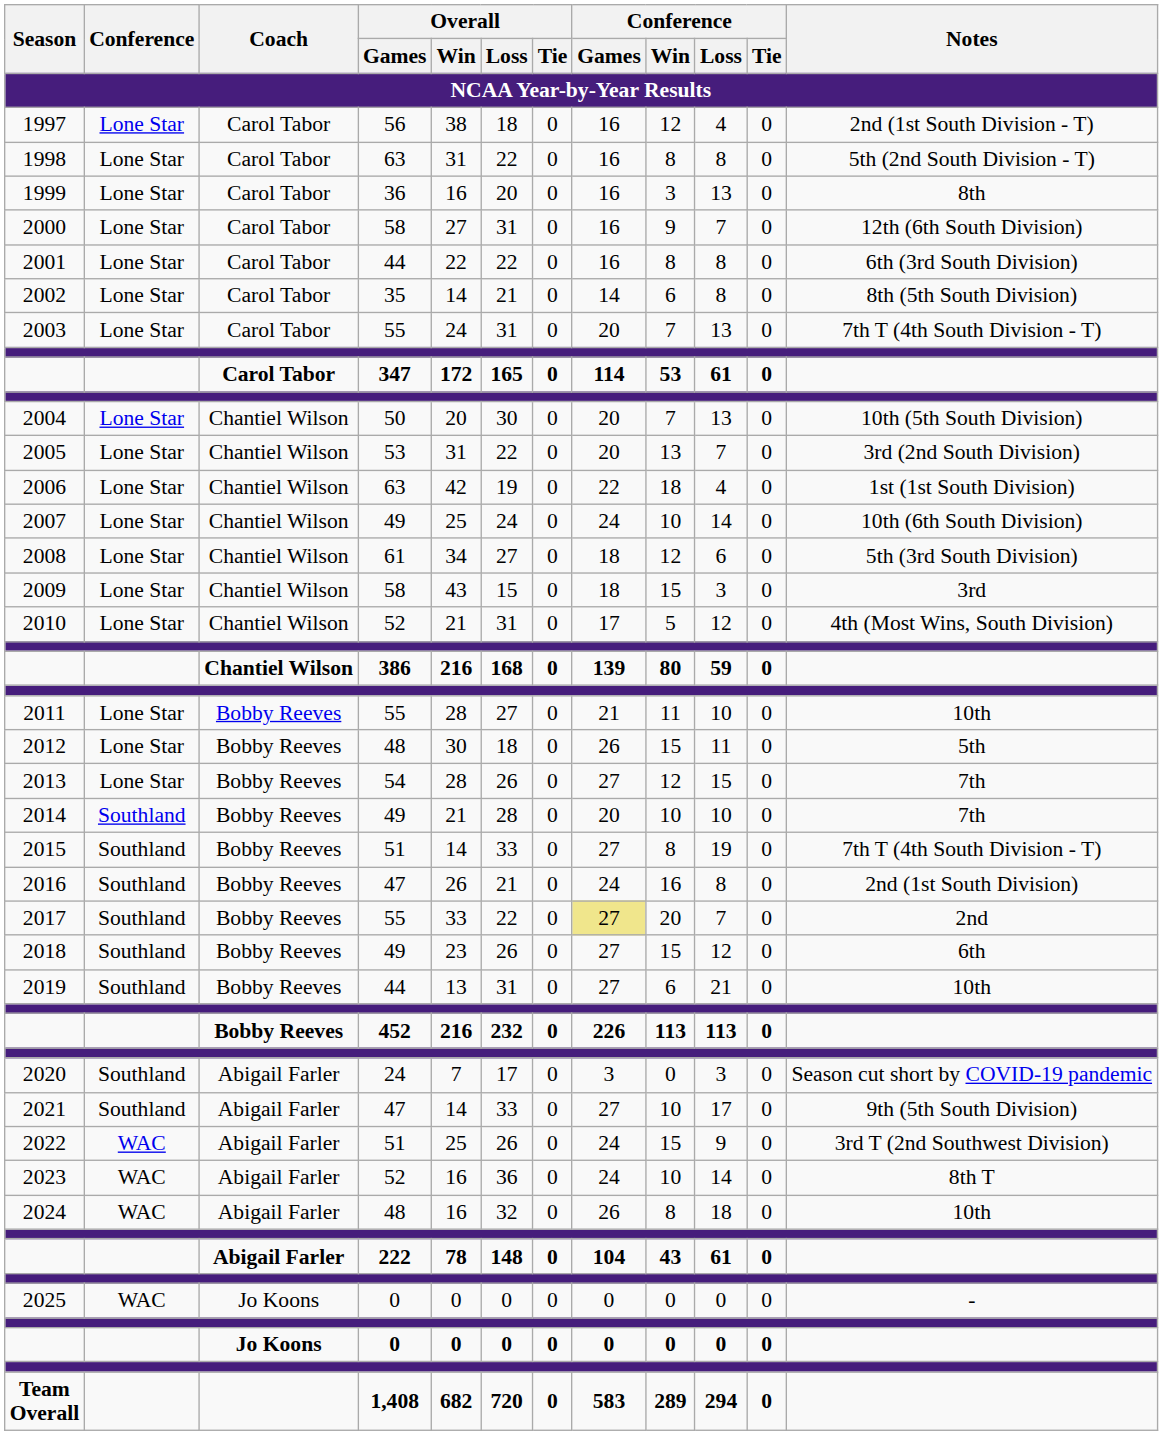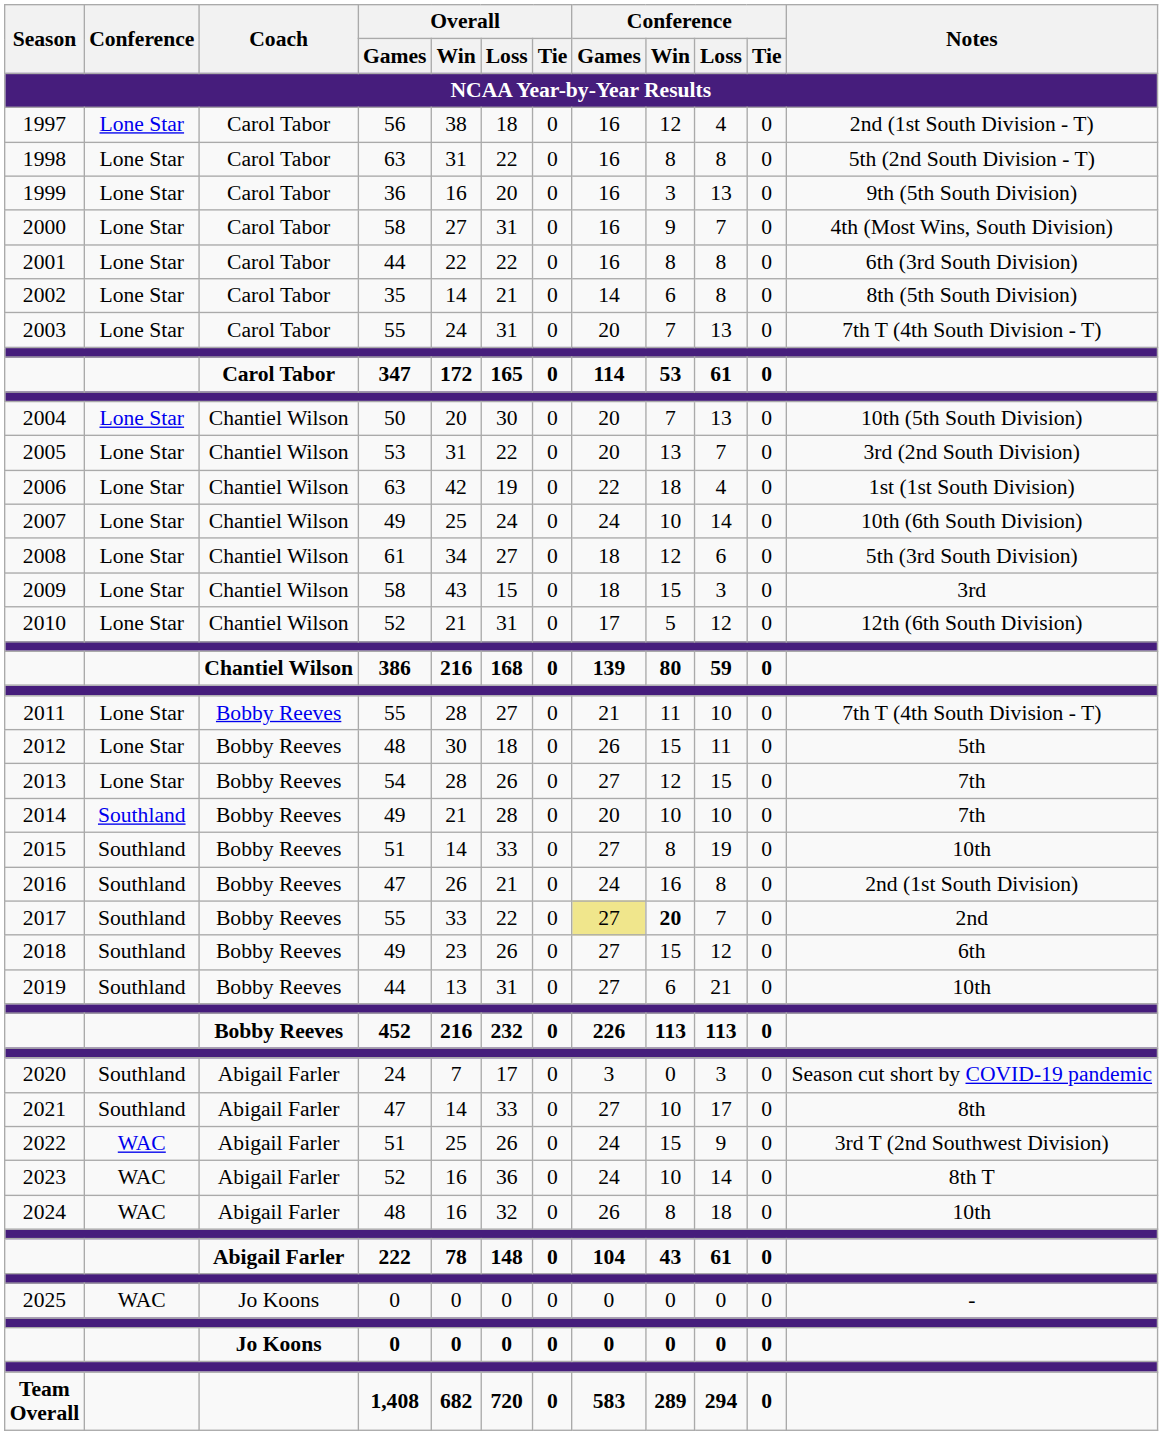(972, 192) 8th -> (972, 192) 9th (5th South Division)
(972, 227) 12th (6th South Division) -> (972, 227) 4th (Most Wins, South Division)
(972, 623) 4th (Most Wins, South Division) -> (972, 623) 12th (6th South Division)
(972, 712) 10th -> (972, 712) 7th T (4th South Division - T)
(972, 849) 7th T (4th South Division - T) -> (972, 849) 10th
(670, 917) normal -> (670, 917) bold
(972, 1109) 9th (5th South Division) -> (972, 1109) 8th
